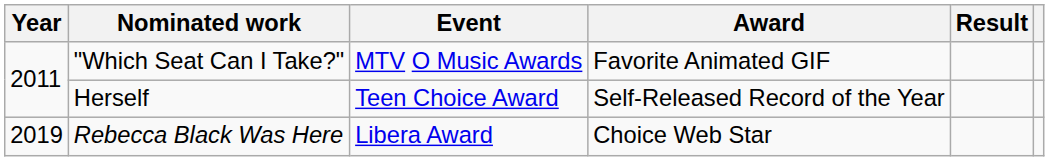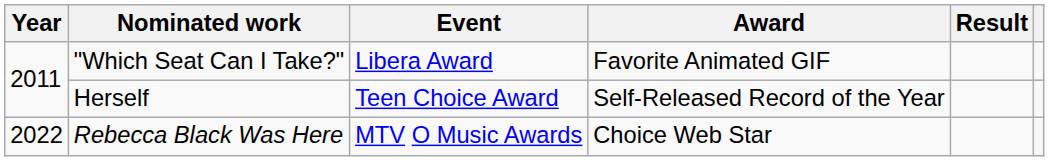(469, 60) MTV O Music Awards -> (424, 60) Libera Award
(37, 135) 2019 -> (37, 135) 2022
(424, 135) Libera Award -> (469, 135) MTV O Music Awards
